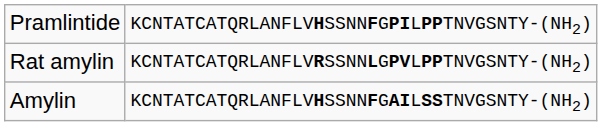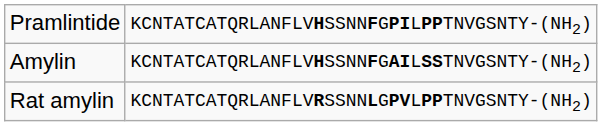rows swapped: (43, 100) <-> (62, 62)
